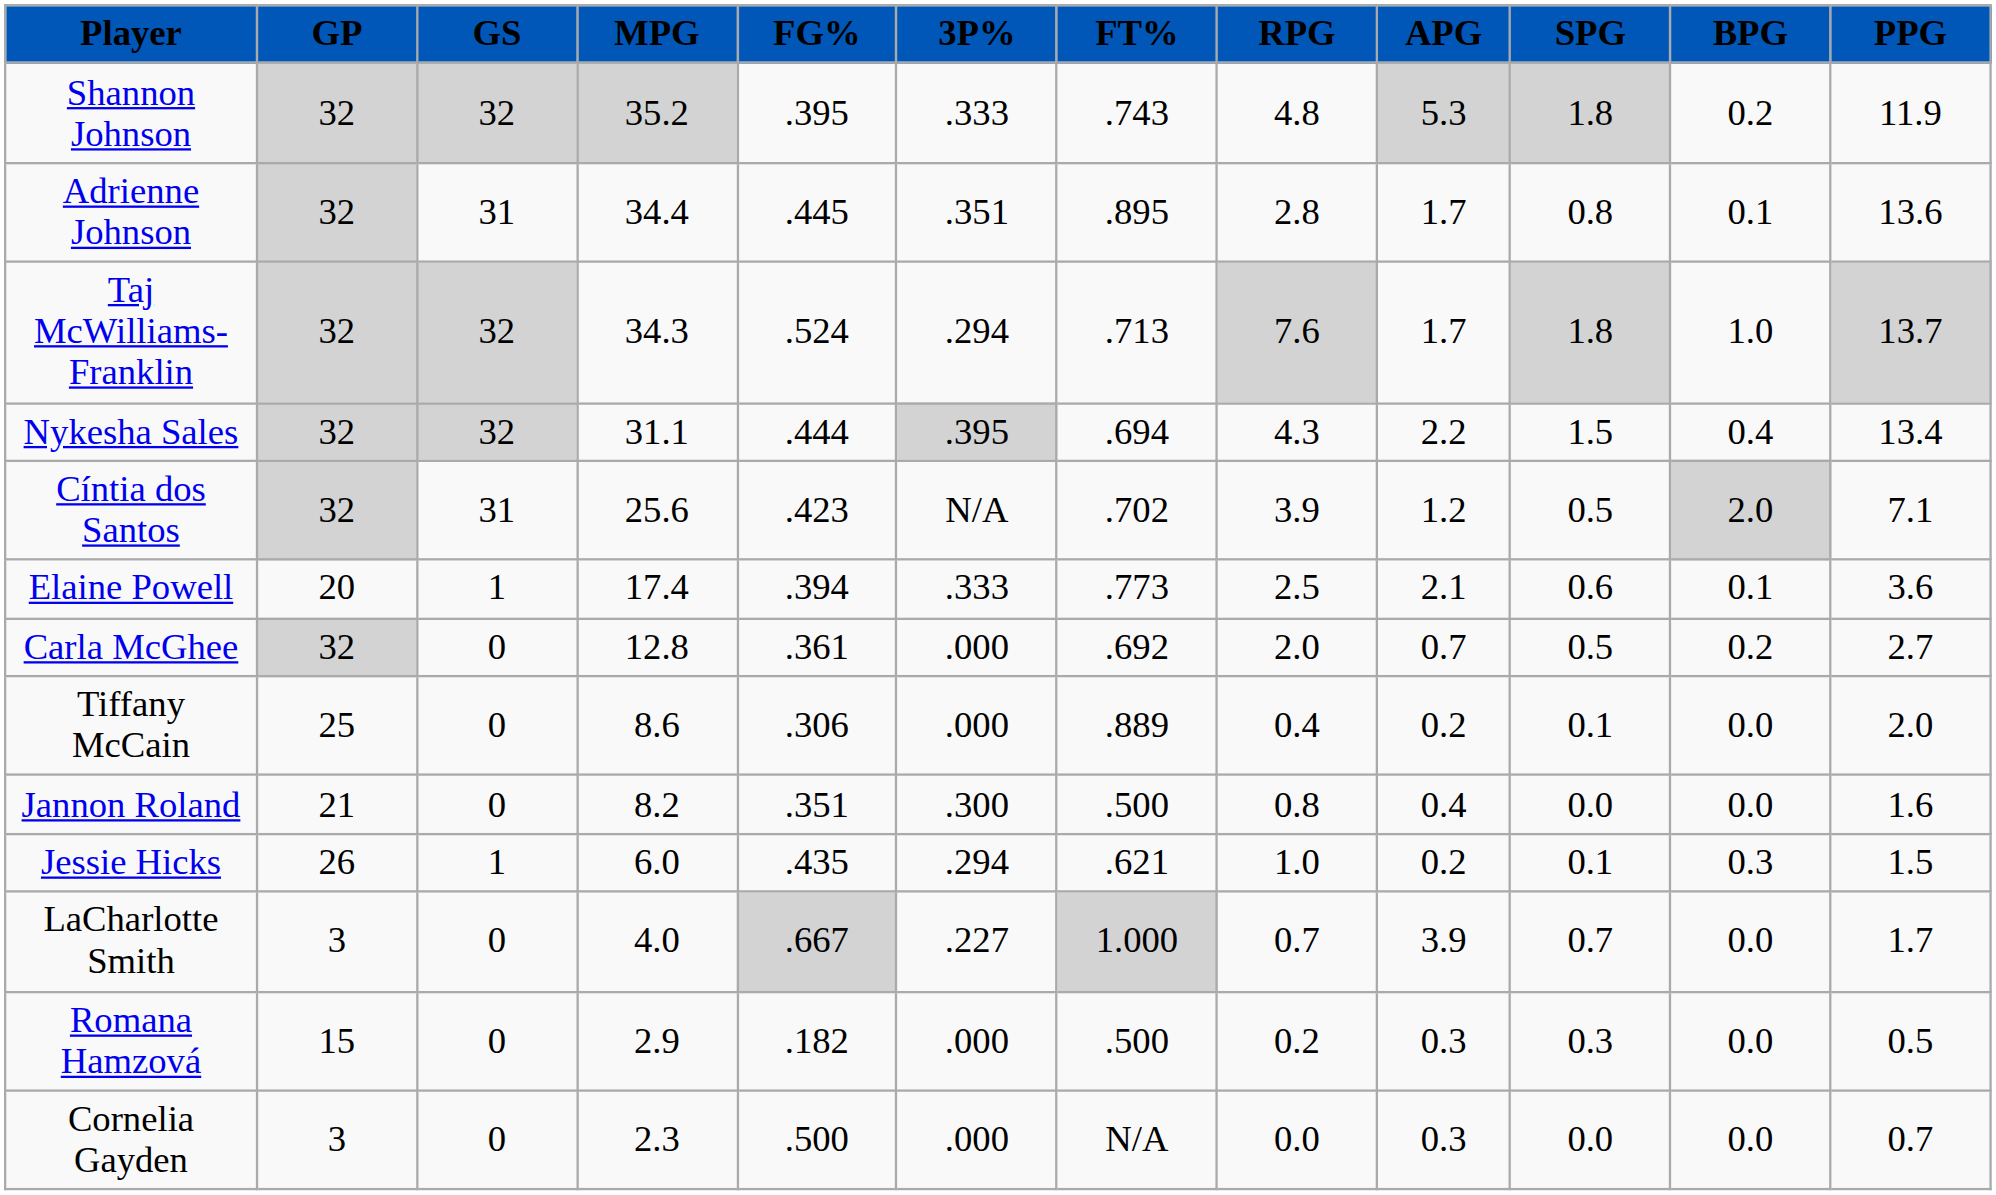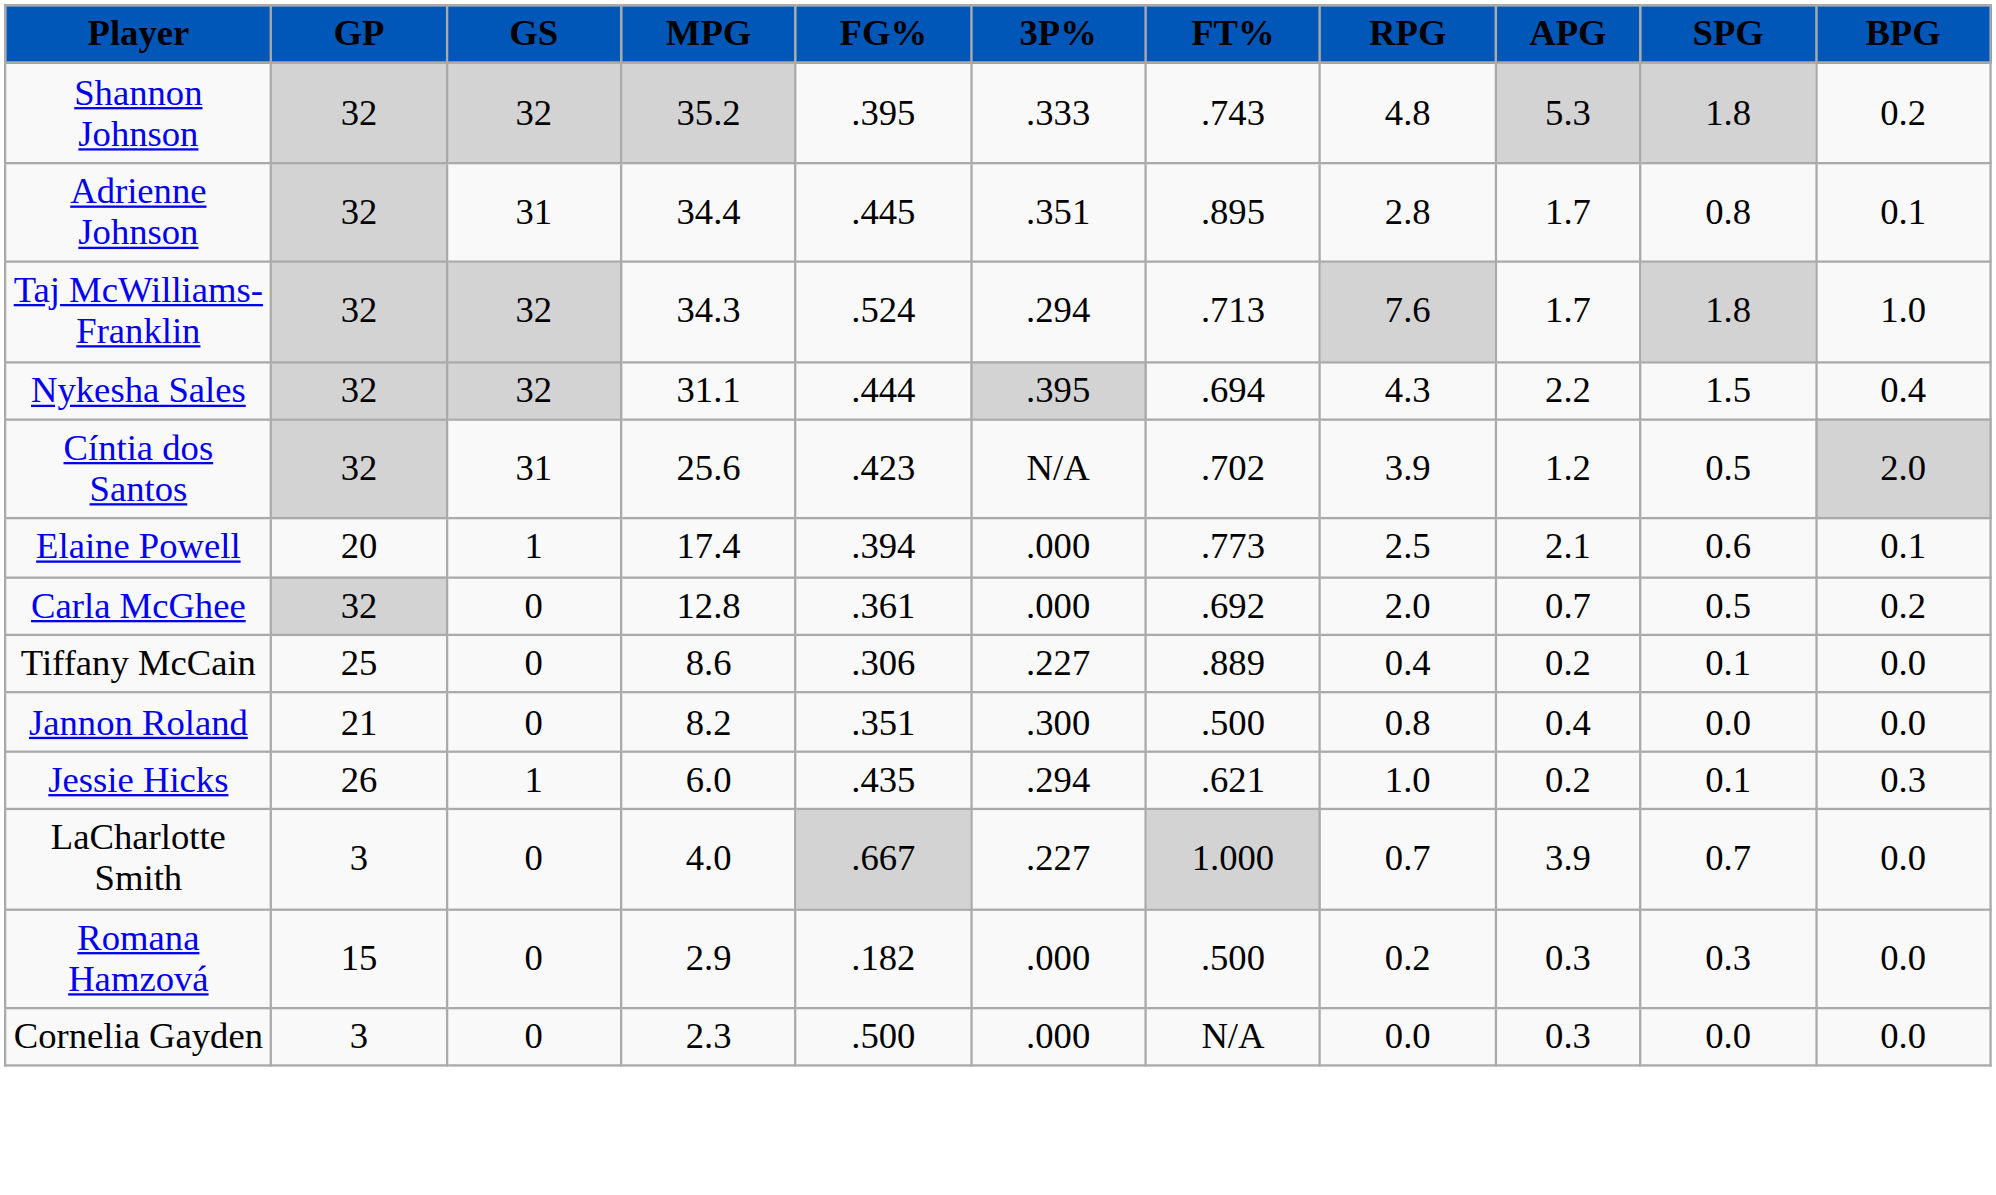- column: (1910, 33)
(977, 588) .333 -> (1058, 547) .000
(977, 725) .000 -> (1058, 663) .227
